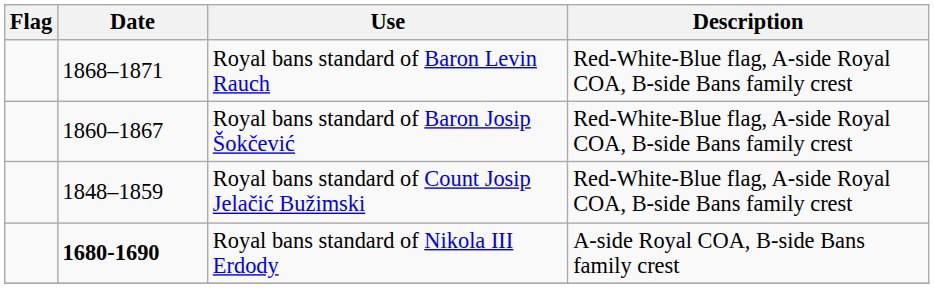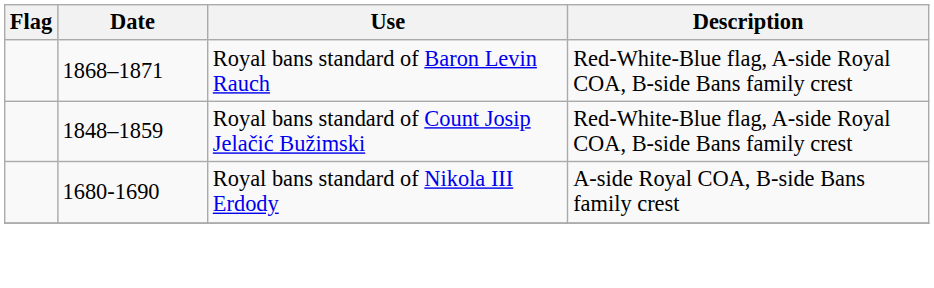- row: (372, 131)
(111, 252) bold -> (111, 191) normal
